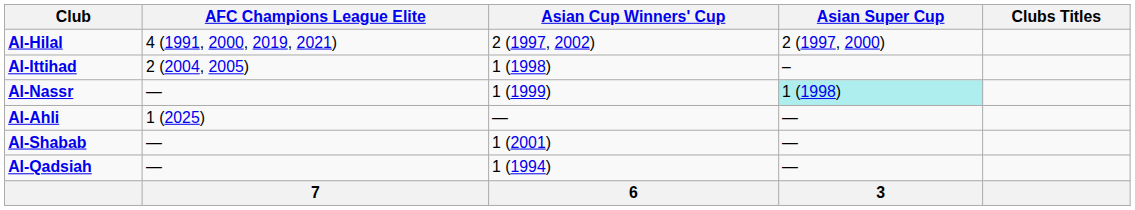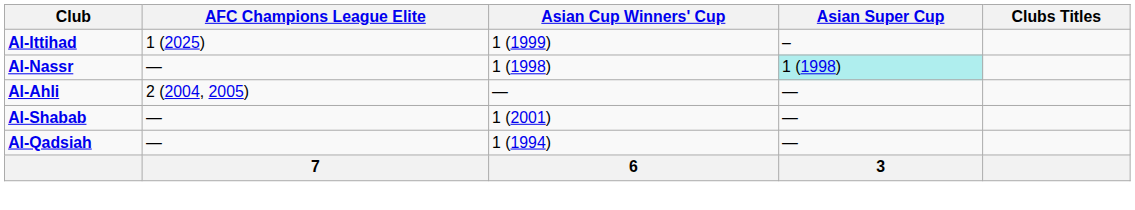- row: (35, 42)
(198, 67) 2 (2004, 2005) -> (175, 42) 1 (2025)
(521, 67) 1 (1998) -> (521, 42) 1 (1999)
(521, 92) 1 (1999) -> (521, 67) 1 (1998)
(175, 117) 1 (2025) -> (198, 92) 2 (2004, 2005)
